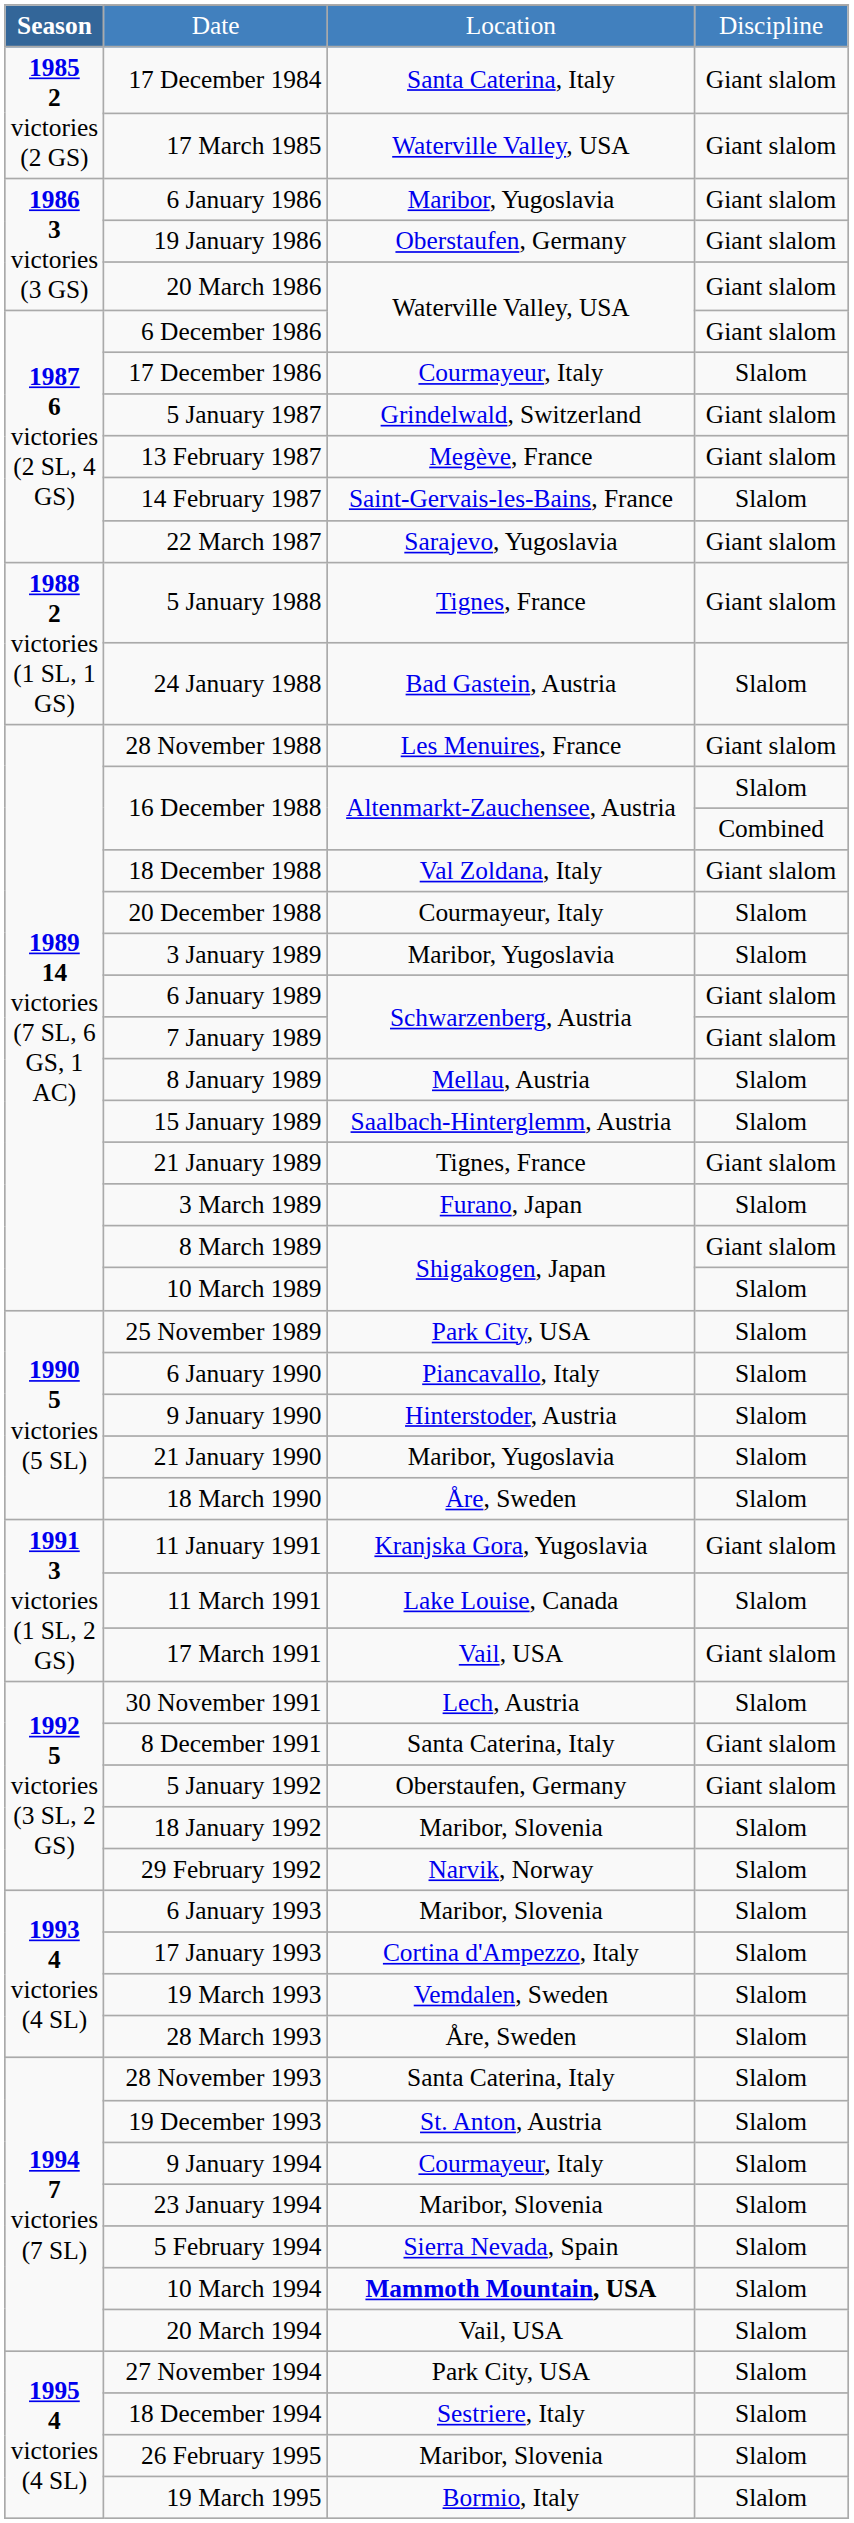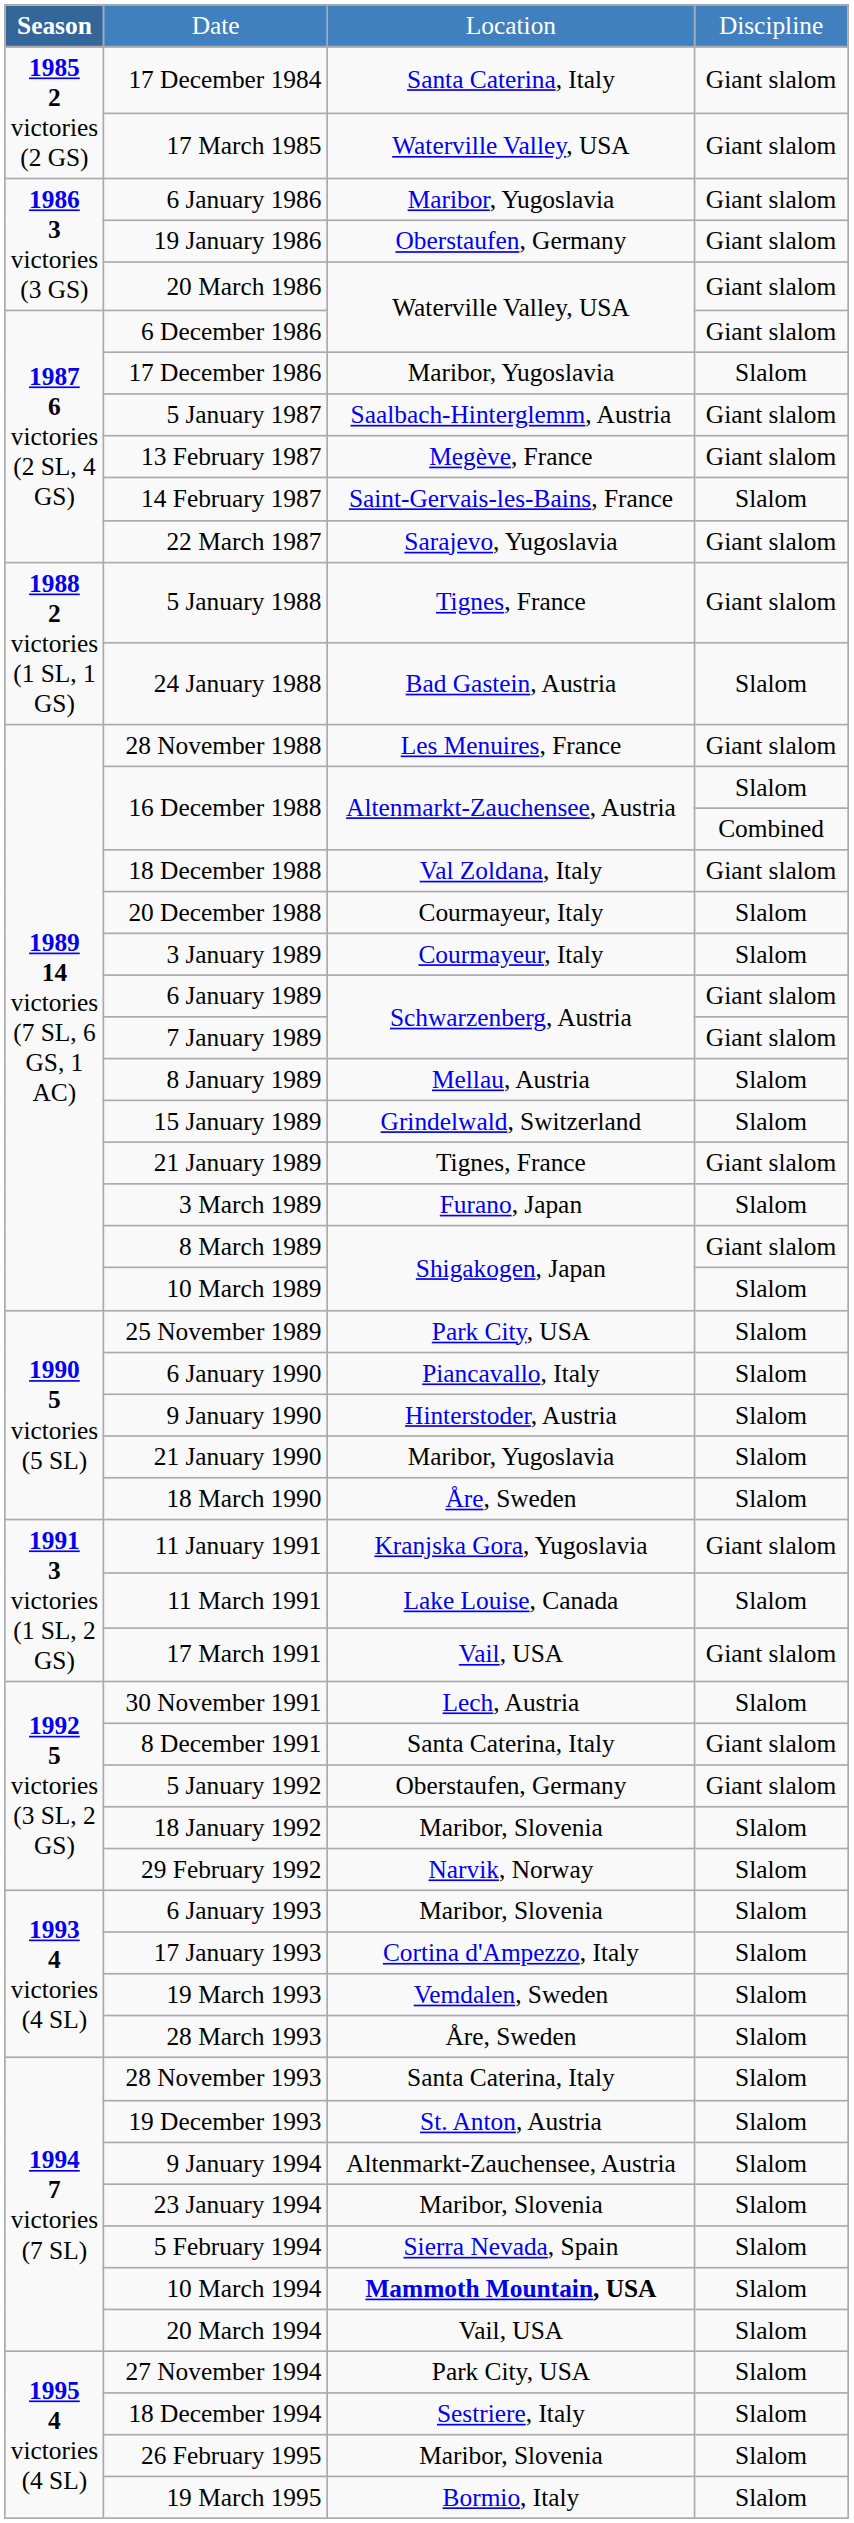(511, 373) Courmayeur, Italy -> (511, 373) Maribor, Yugoslavia
(511, 415) Grindelwald, Switzerland -> (511, 415) Saalbach-Hinterglemm, Austria
(511, 954) Maribor, Yugoslavia -> (511, 954) Courmayeur, Italy
(511, 1121) Saalbach-Hinterglemm, Austria -> (511, 1121) Grindelwald, Switzerland
(511, 2162) Courmayeur, Italy -> (511, 2162) Altenmarkt-Zauchensee, Austria
